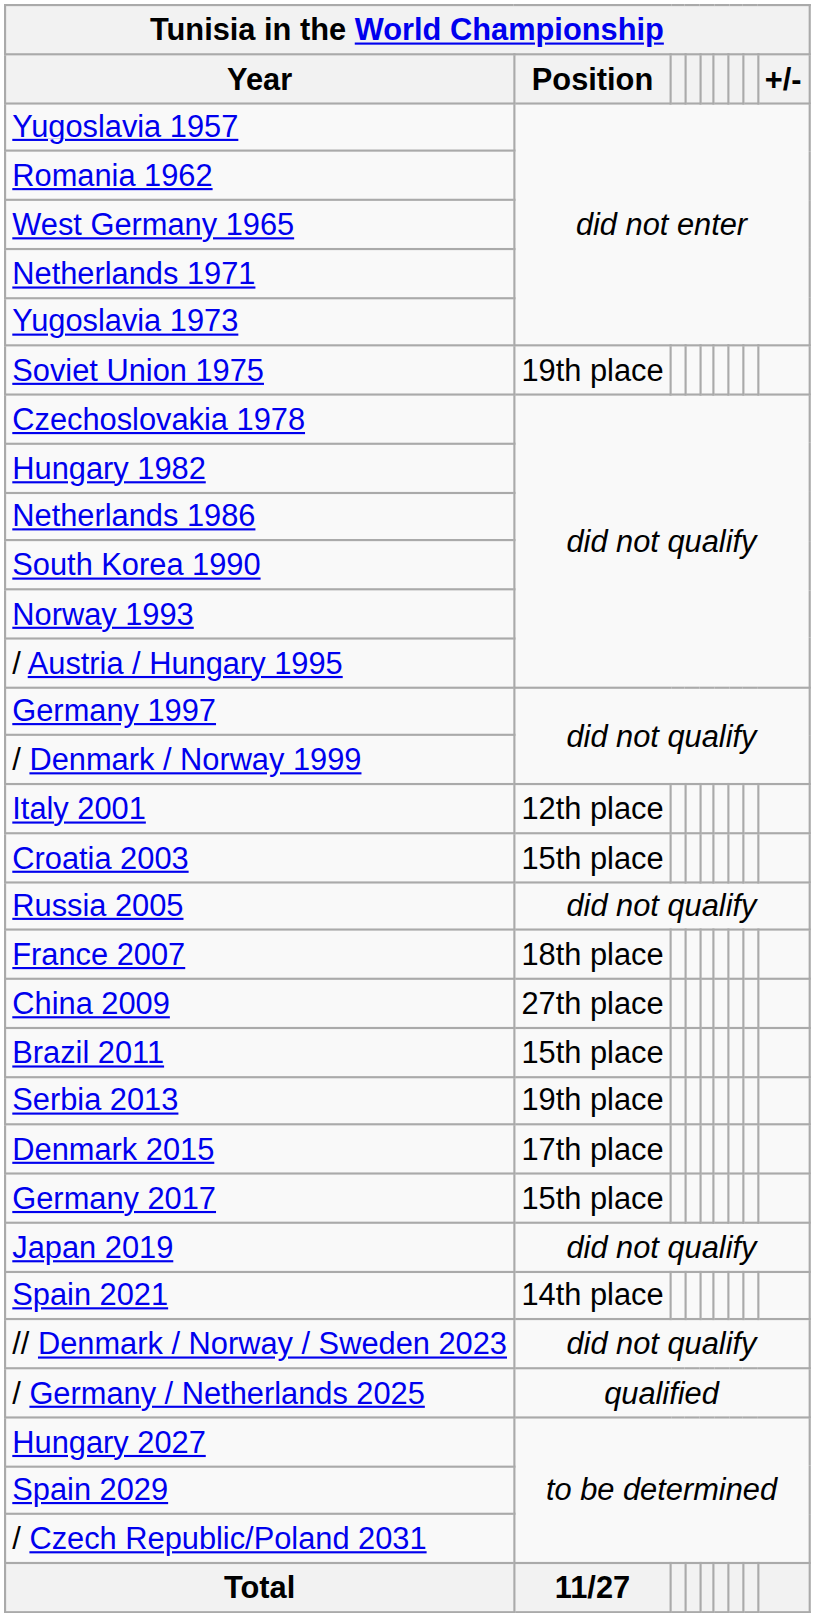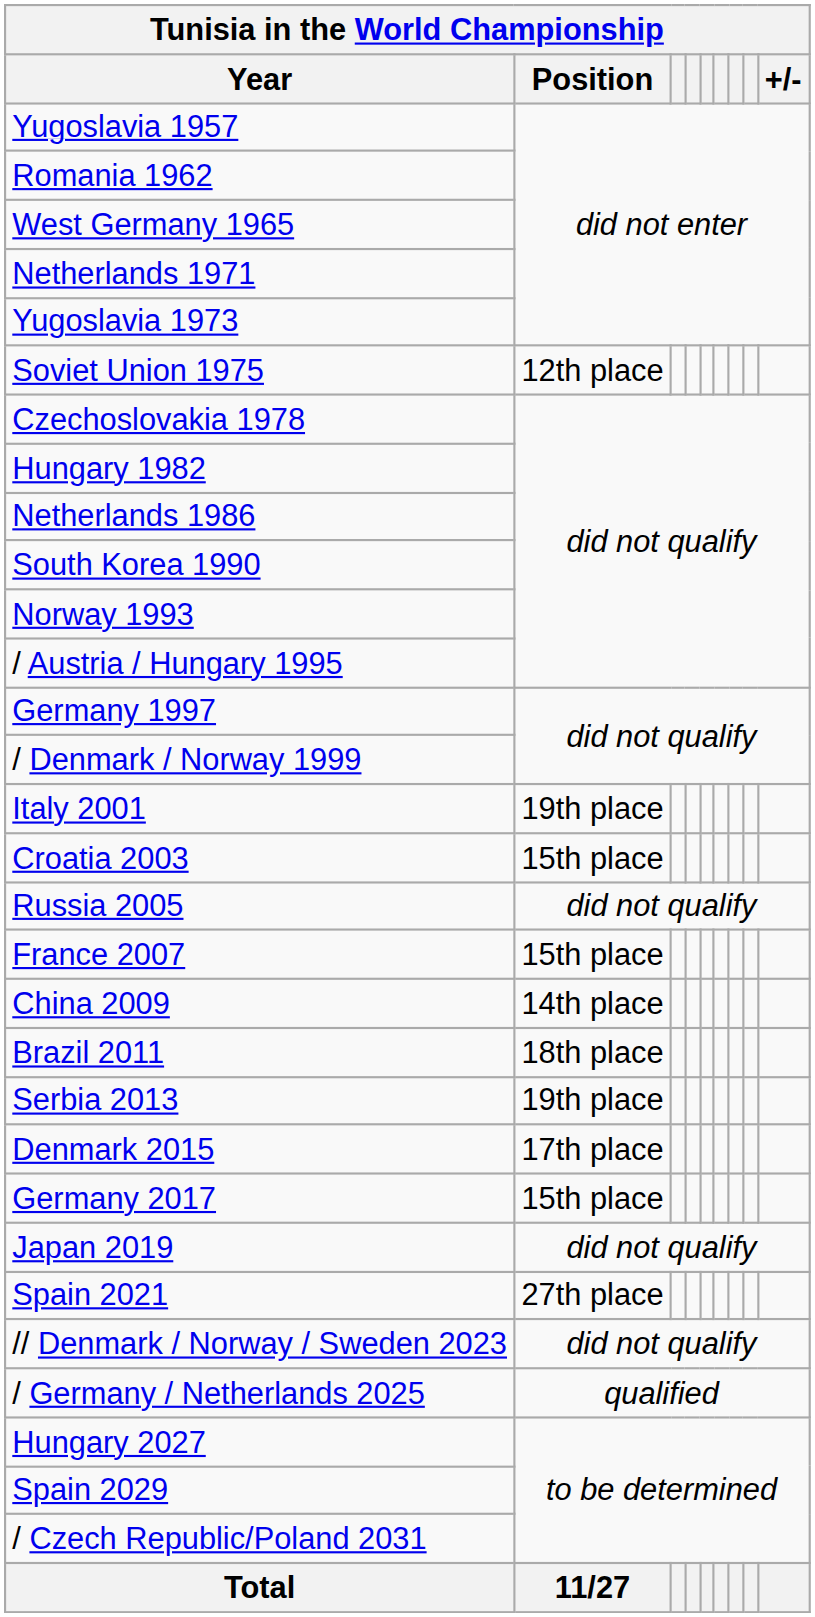(593, 371) 19th place -> (593, 371) 12th place
(593, 809) 12th place -> (593, 809) 19th place
(593, 955) 18th place -> (593, 955) 15th place
(593, 1004) 27th place -> (593, 1004) 14th place
(593, 1052) 15th place -> (593, 1052) 18th place
(593, 1296) 14th place -> (593, 1296) 27th place
